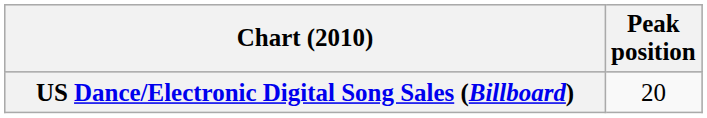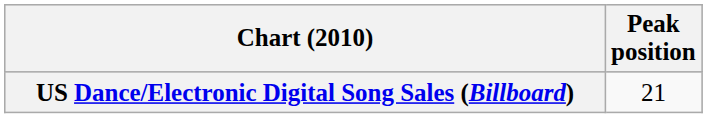(653, 91) 20 -> (653, 91) 21
